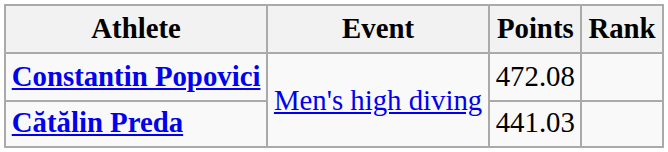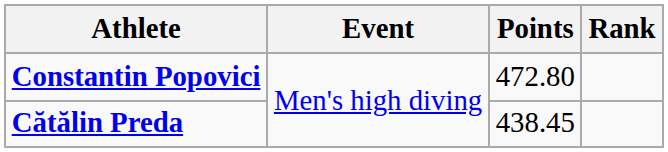(535, 76) 472.08 -> (535, 76) 472.80
(535, 123) 441.03 -> (535, 123) 438.45
